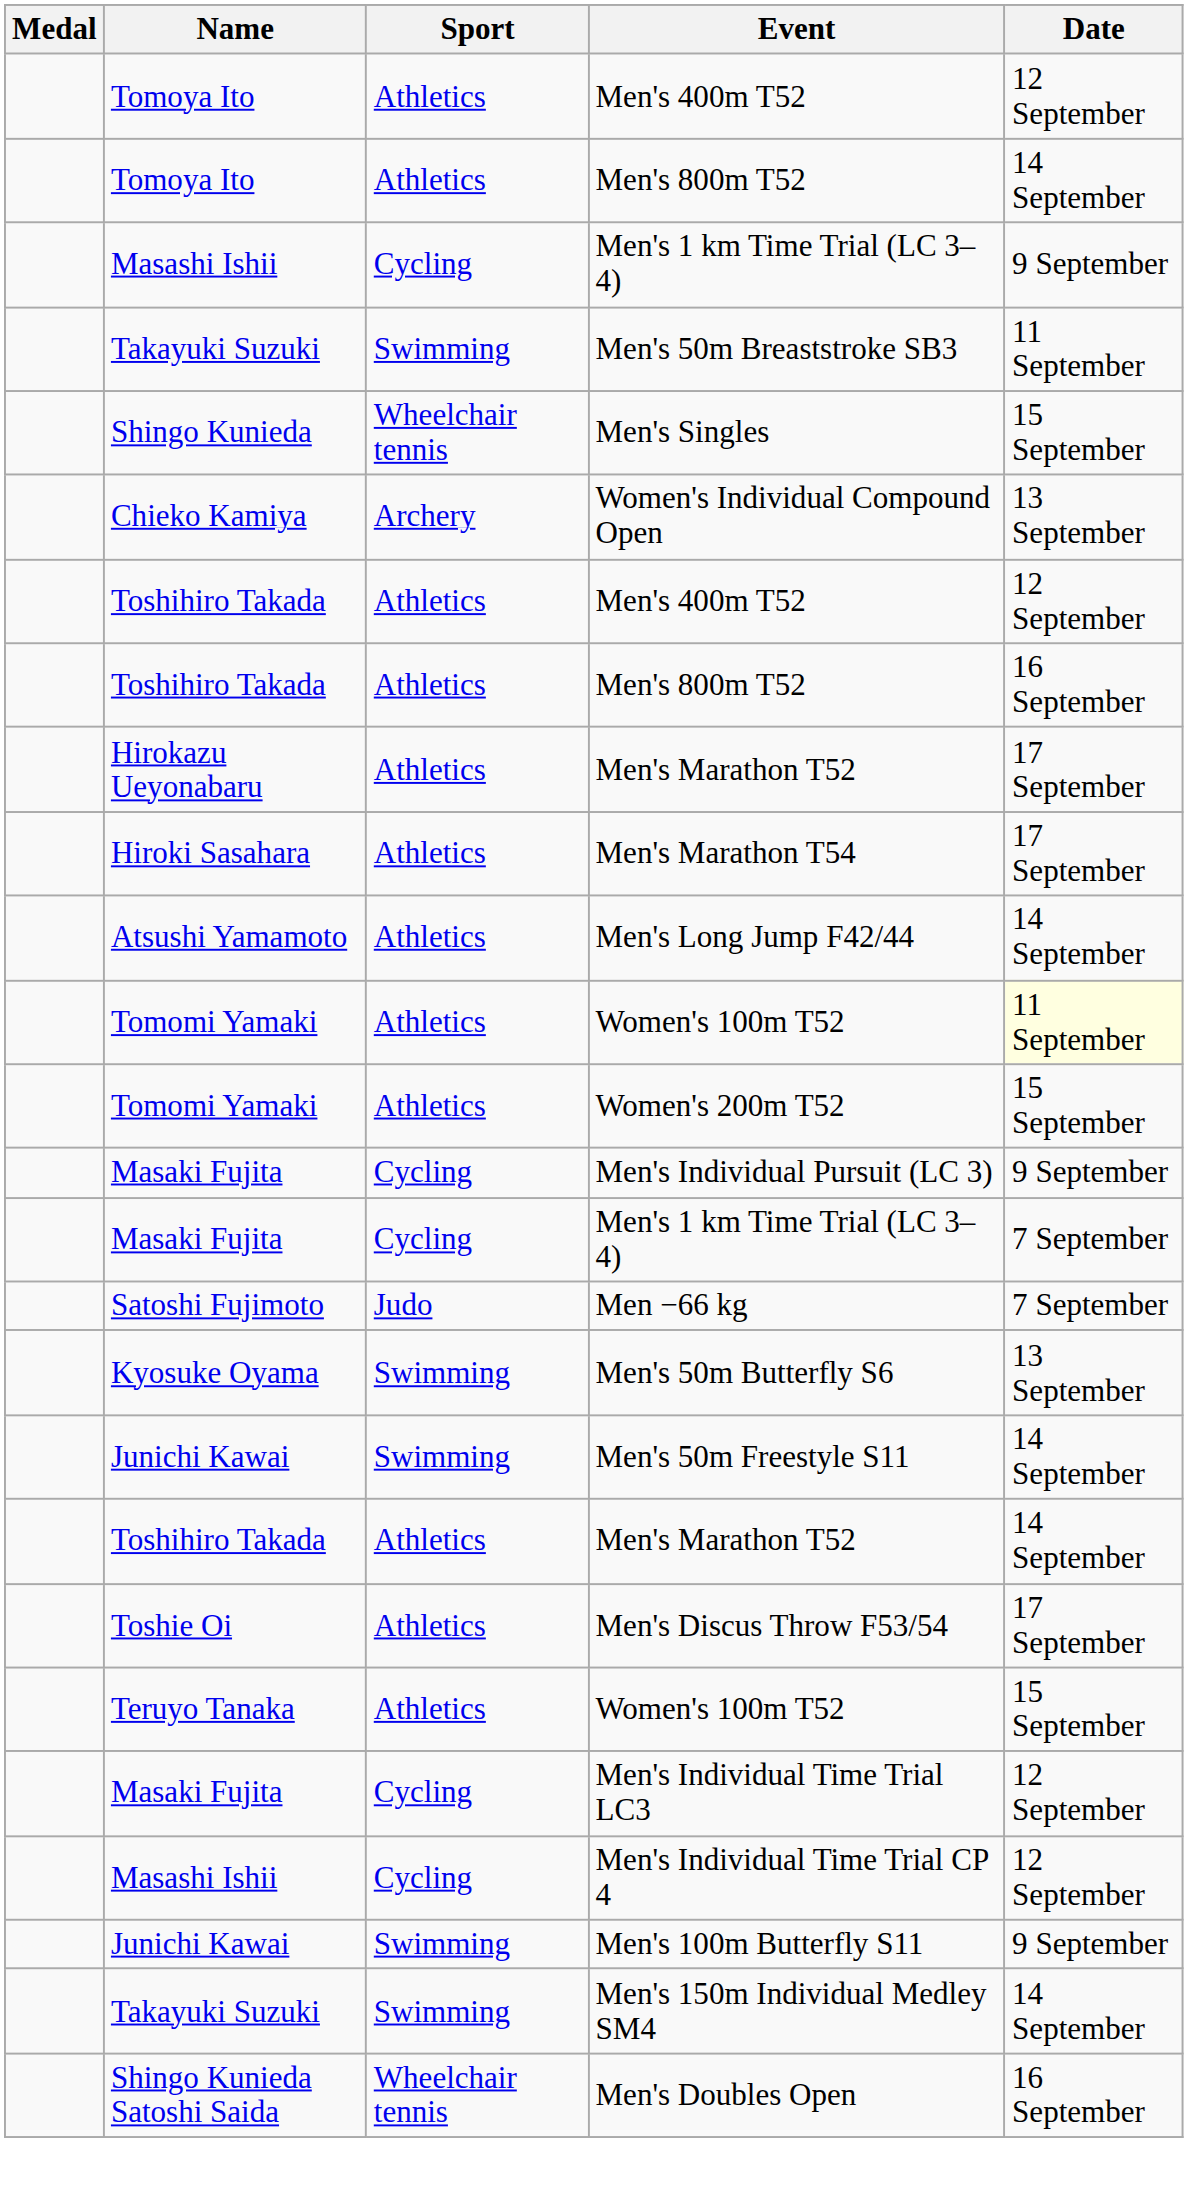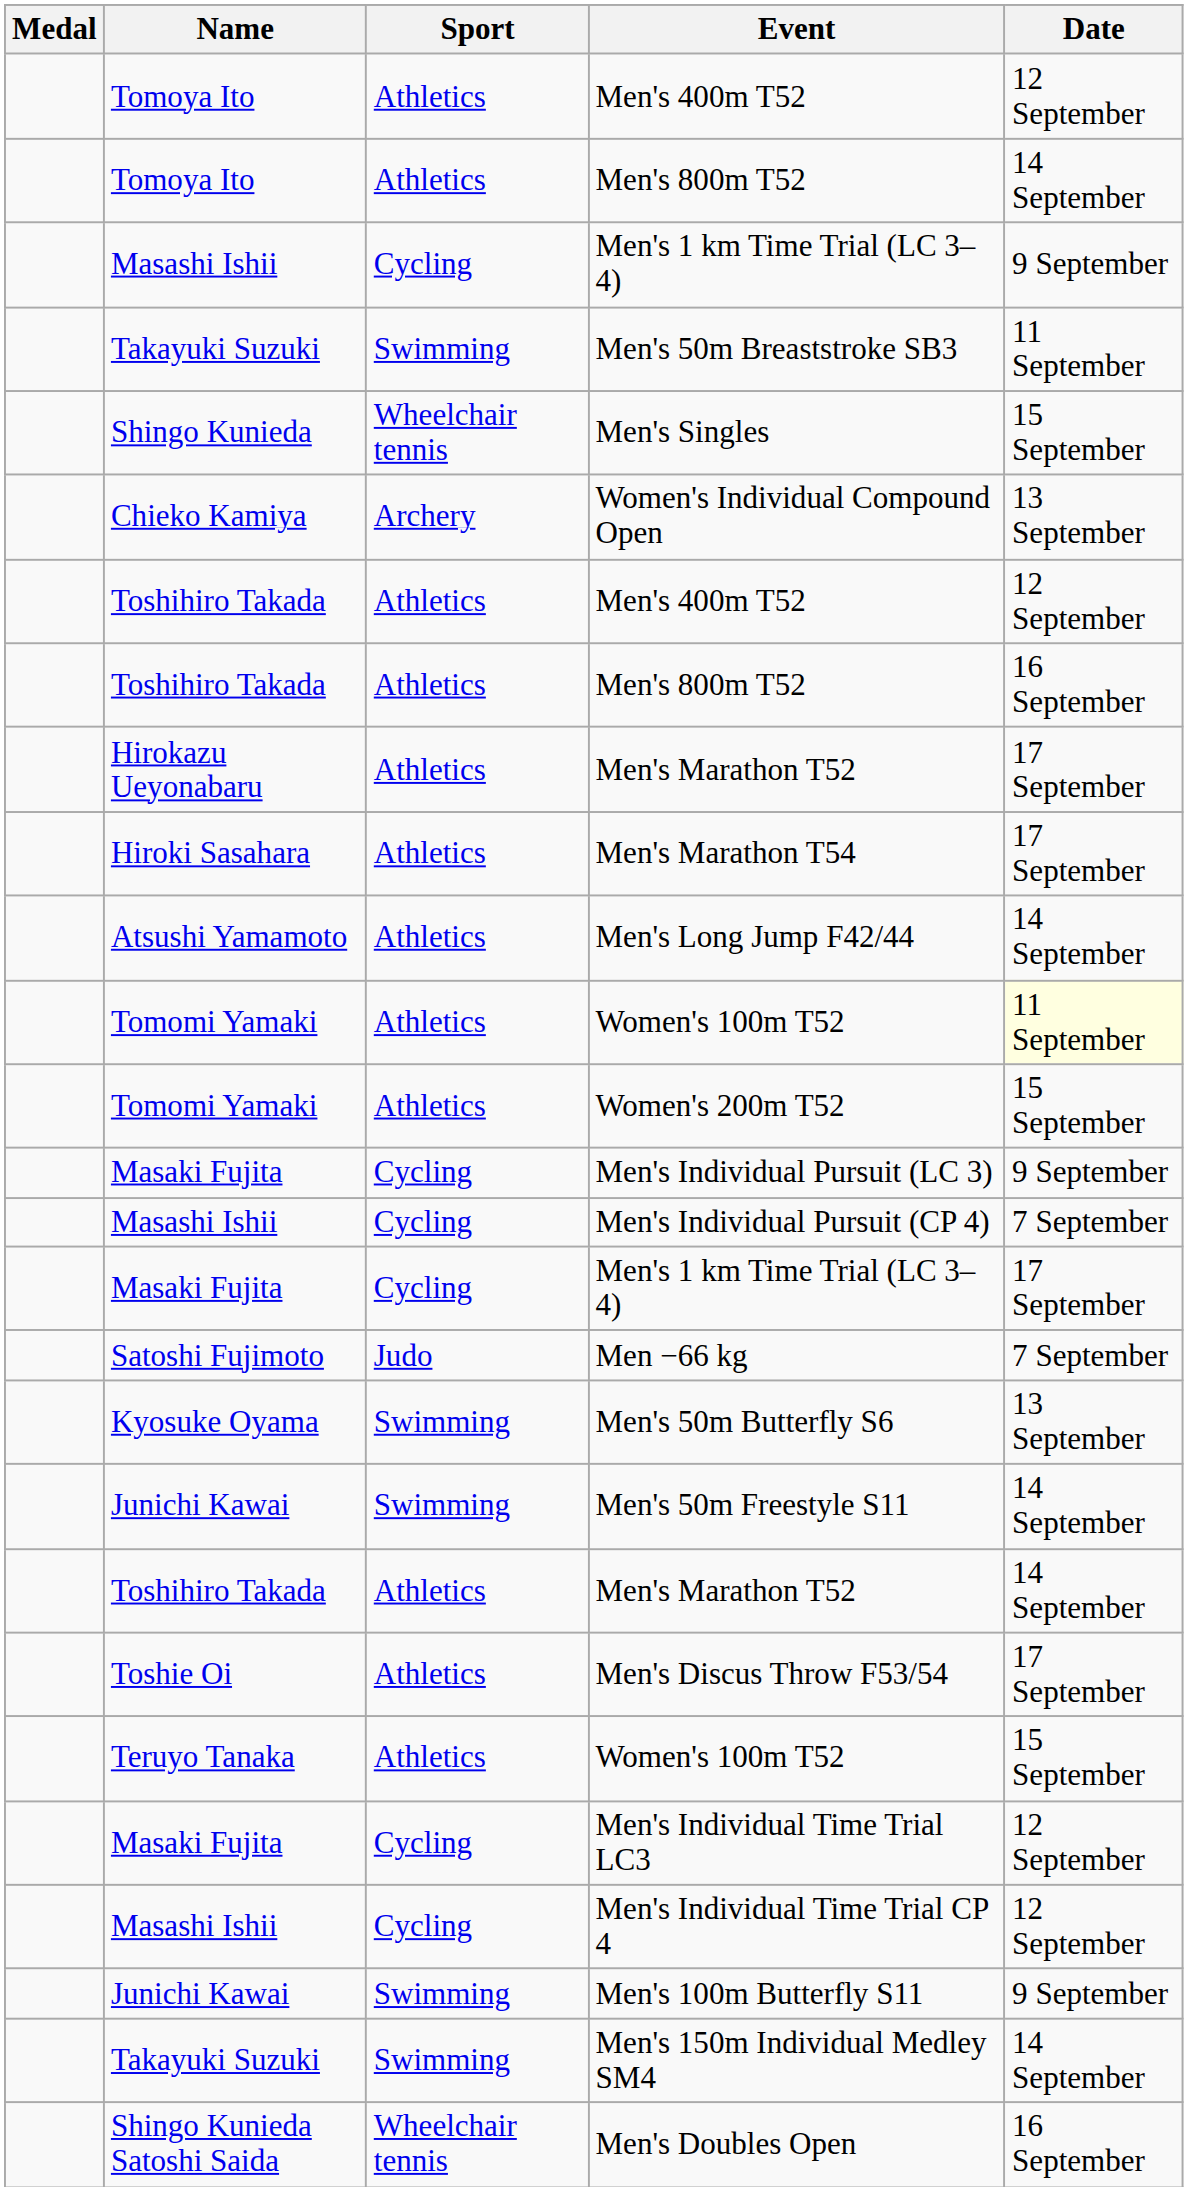+ row: (194, 1221)
(1090, 1238) 7 September -> (1078, 1288) 17 September
